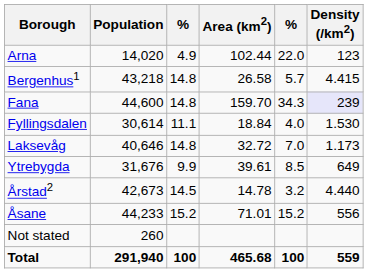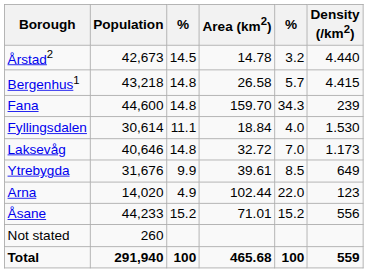rows swapped: (22, 55) <-> (30, 190)
(348, 102) lavender background -> (348, 106) no background
